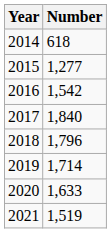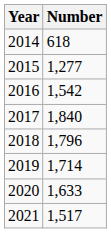(64, 215) 1,519 -> (64, 215) 1,517
